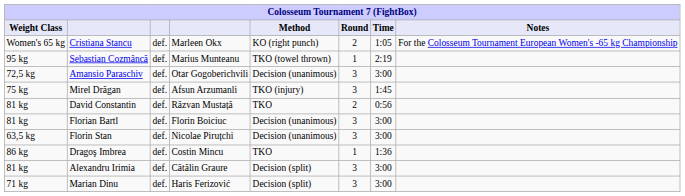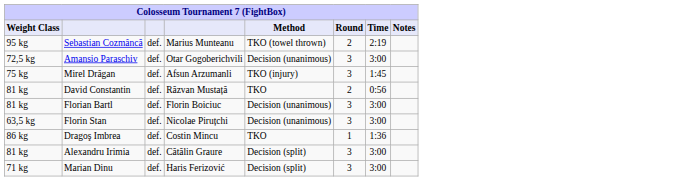- row: (101, 43)
(355, 58) 1 -> (349, 43) 2
